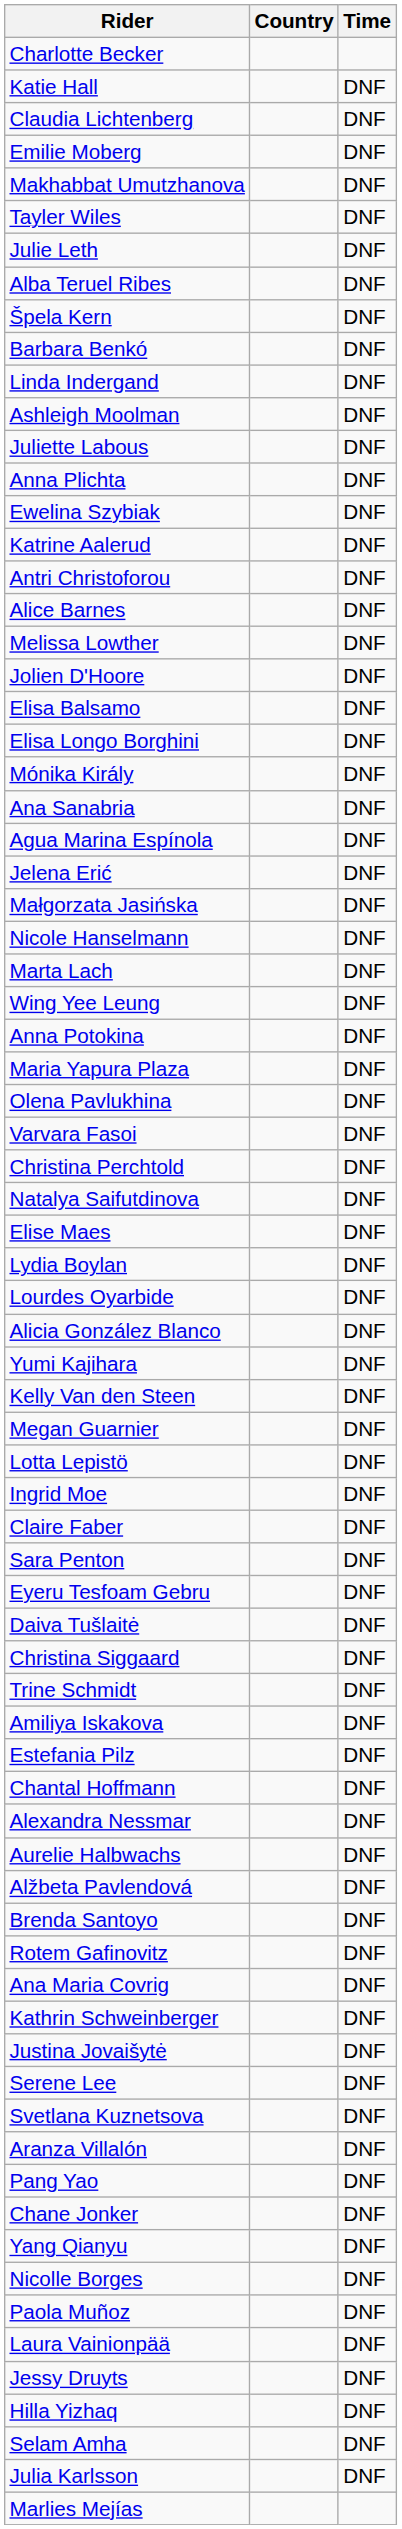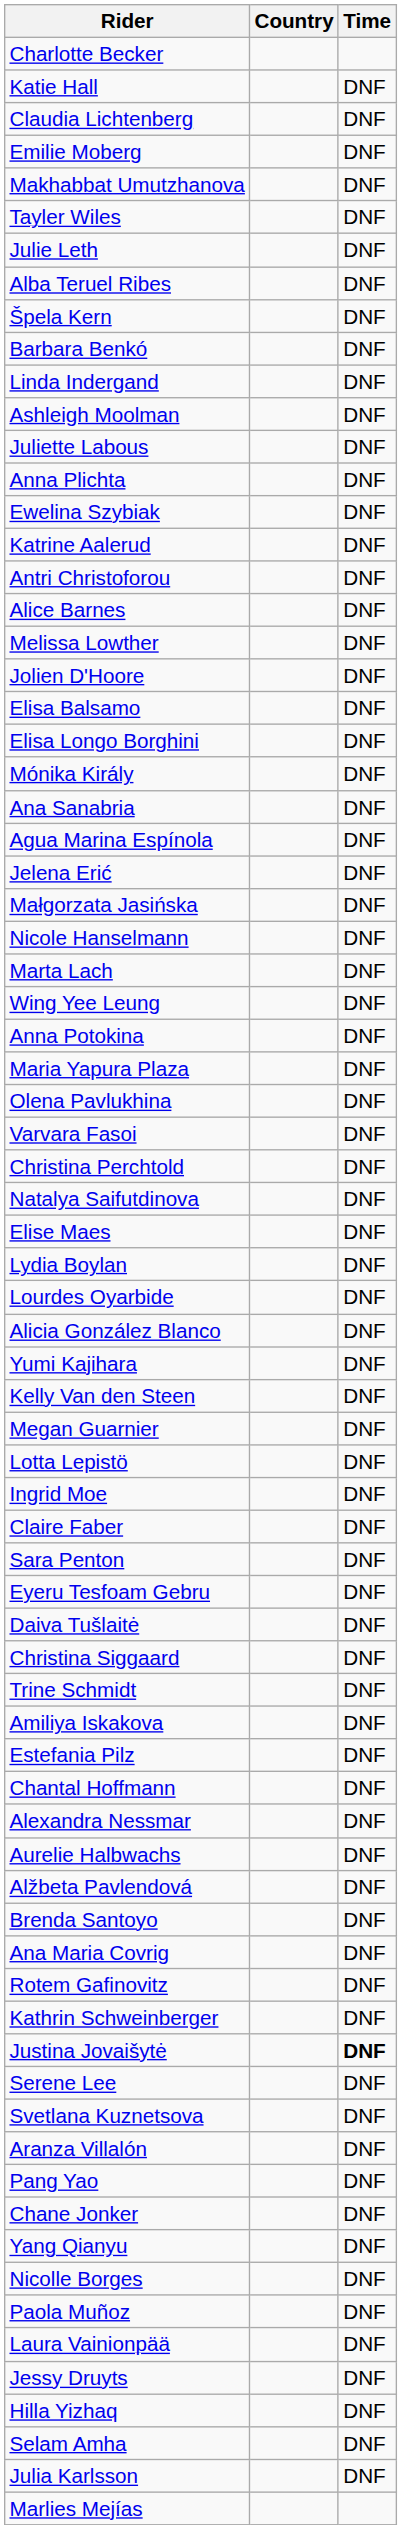rows swapped: (89, 1985) <-> (89, 1952)
(364, 2050) normal -> (364, 2050) bold
